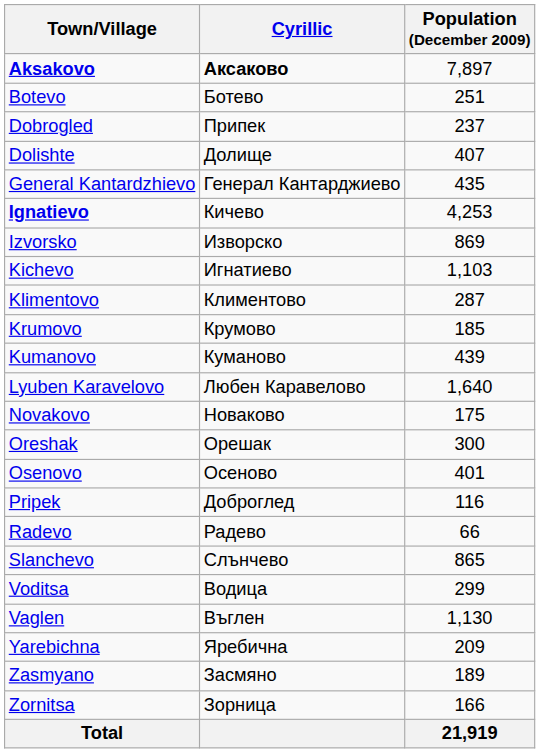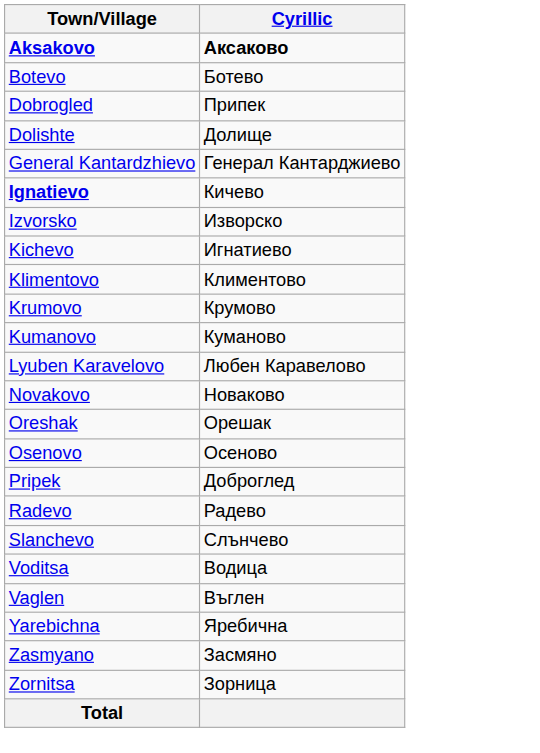- column: (470, 29)
